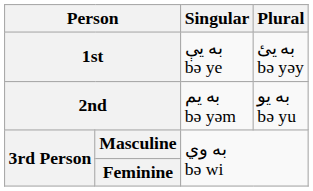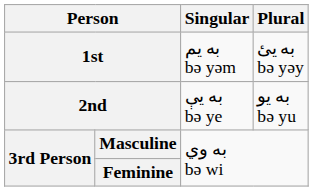(204, 57) به يې bə ye -> (210, 57) به يم bə yəm
(210, 106) به يم bə yəm -> (204, 106) به يې bə ye
